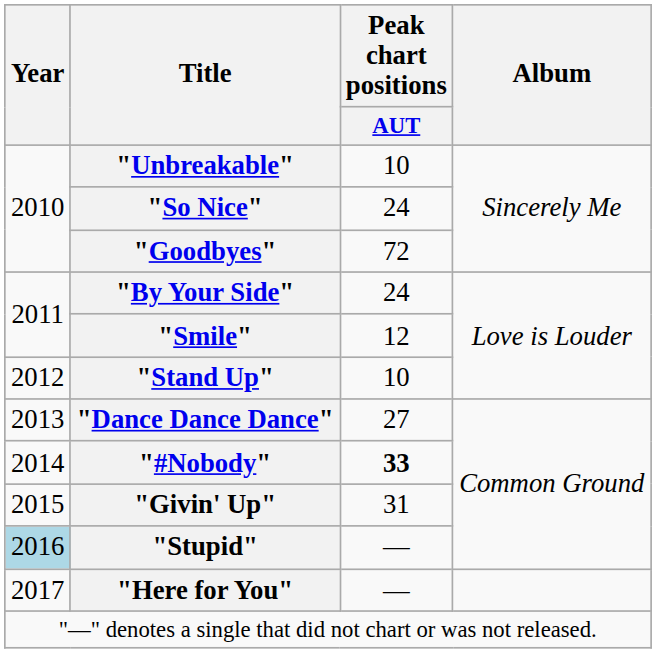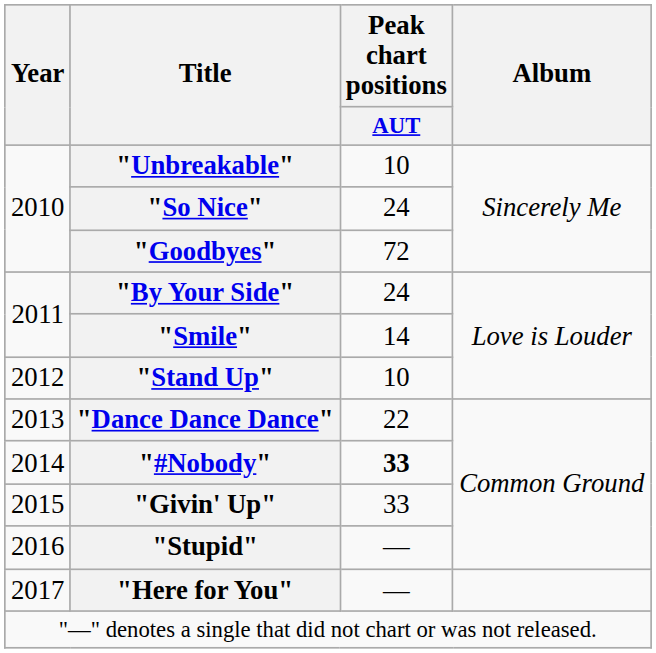(396, 335) 12 -> (396, 335) 14
(396, 419) 27 -> (396, 419) 22
(396, 504) 31 -> (396, 504) 33
(38, 547) lightblue background -> (38, 547) no background
